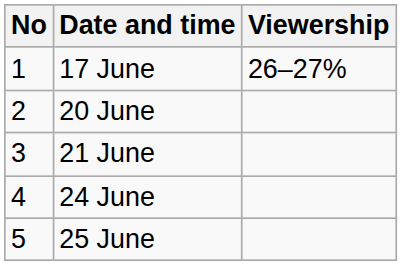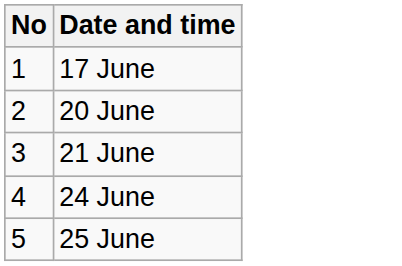- column: (319, 25)
